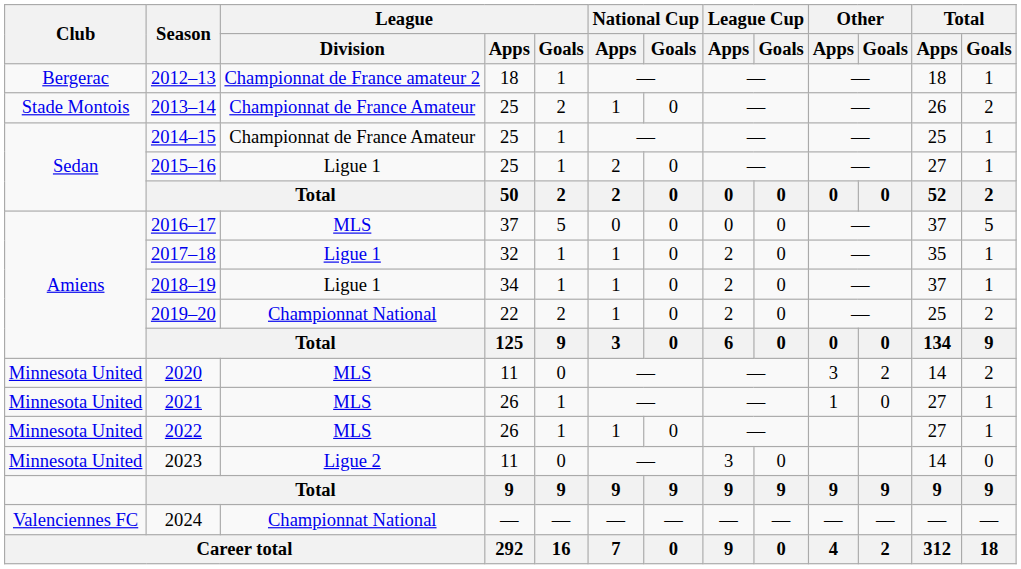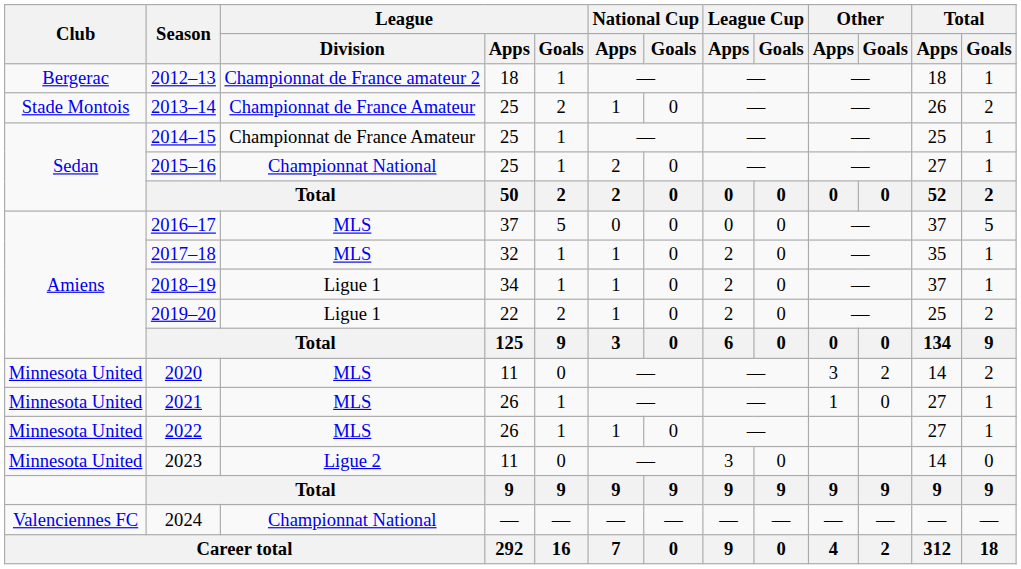(352, 166) Ligue 1 -> (352, 166) Championnat National
(352, 254) Ligue 1 -> (352, 254) MLS
(352, 313) Championnat National -> (352, 313) Ligue 1
